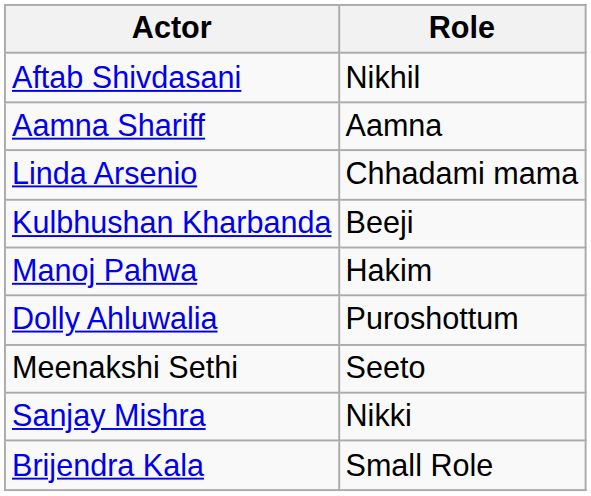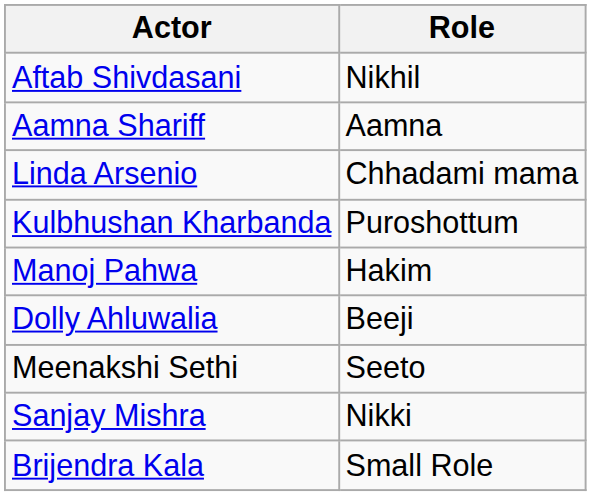(380, 222) Beeji -> (432, 222) Puroshottum
(432, 319) Puroshottum -> (380, 319) Beeji
